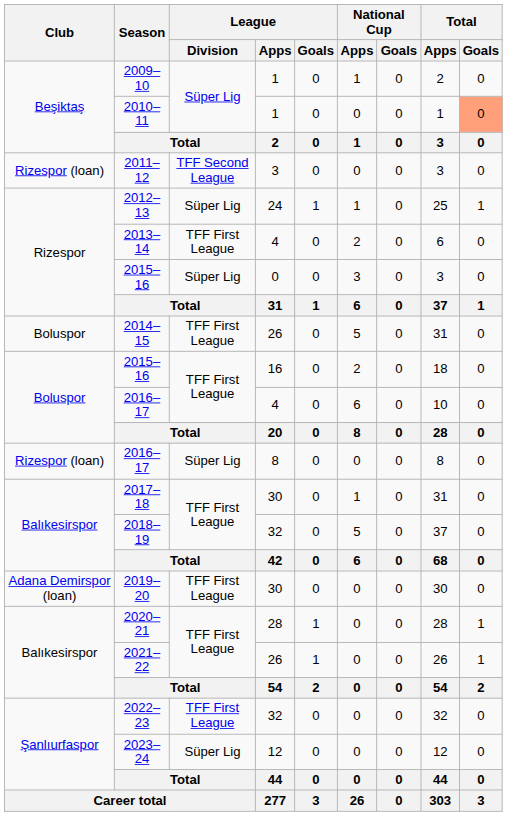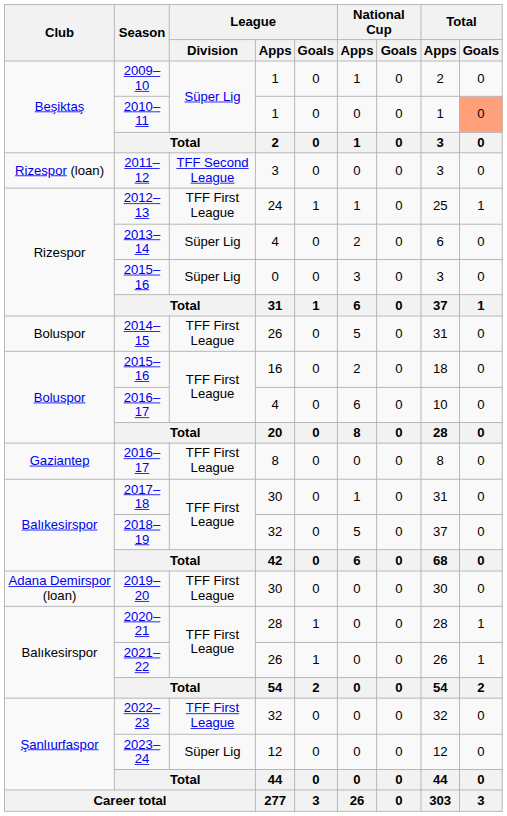(212, 206) Süper Lig -> (212, 206) TFF First League
(212, 241) TFF First League -> (212, 241) Süper Lig
(60, 461) Rizespor (loan) -> (60, 461) Gaziantep
(212, 461) Süper Lig -> (212, 461) TFF First League
